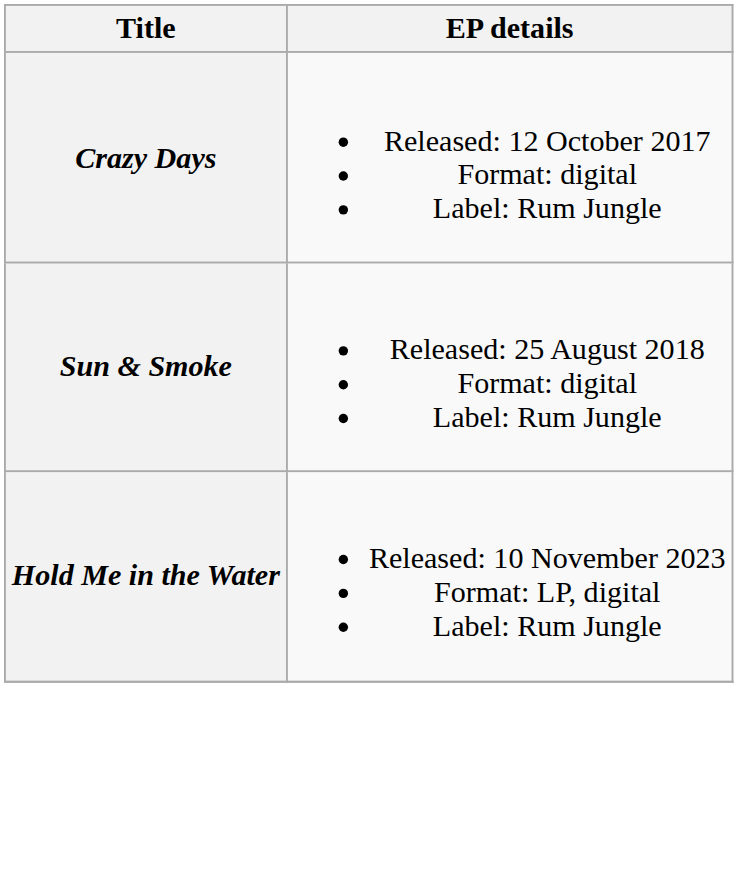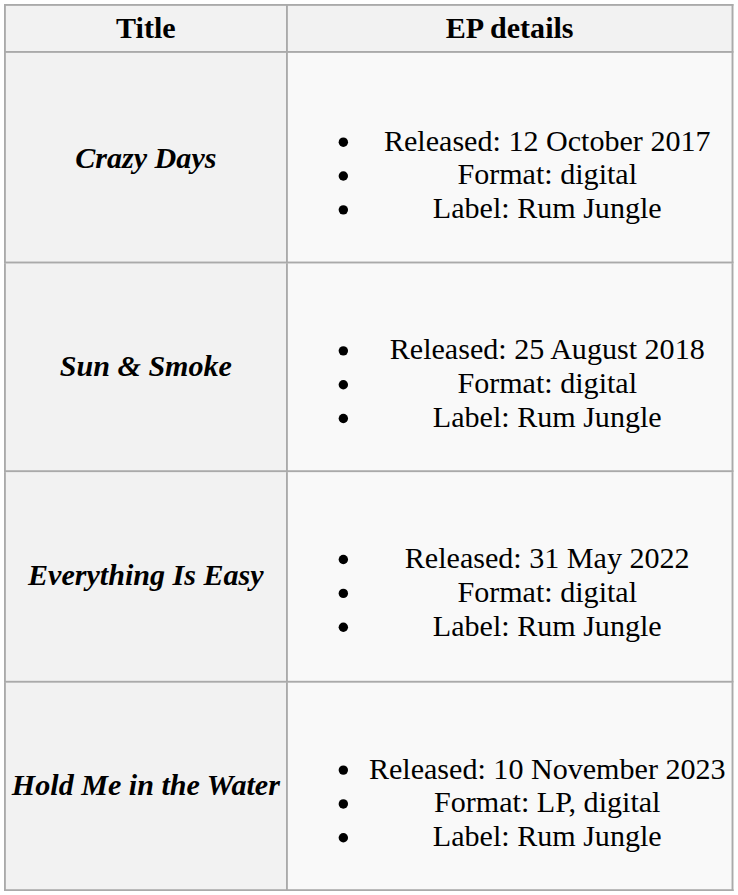+ row: (146, 575)
